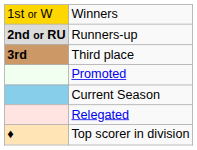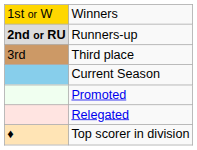(17, 54) bold -> (16, 54) normal
rows swapped: (116, 94) <-> (99, 74)
